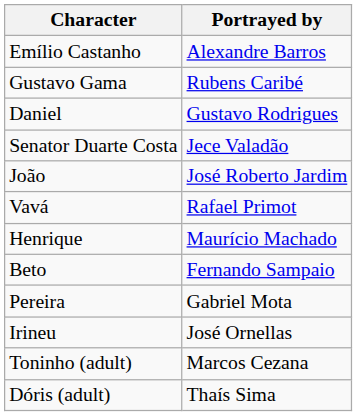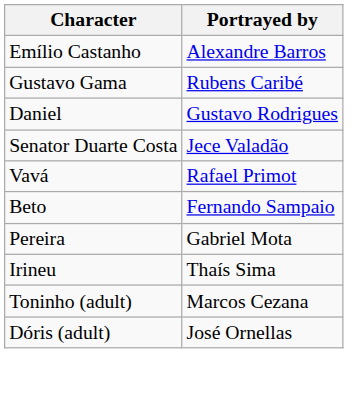- row: (27, 176)
- row: (46, 238)
(239, 332) José Ornellas -> (231, 269) Thaís Sima
(231, 394) Thaís Sima -> (239, 332) José Ornellas
